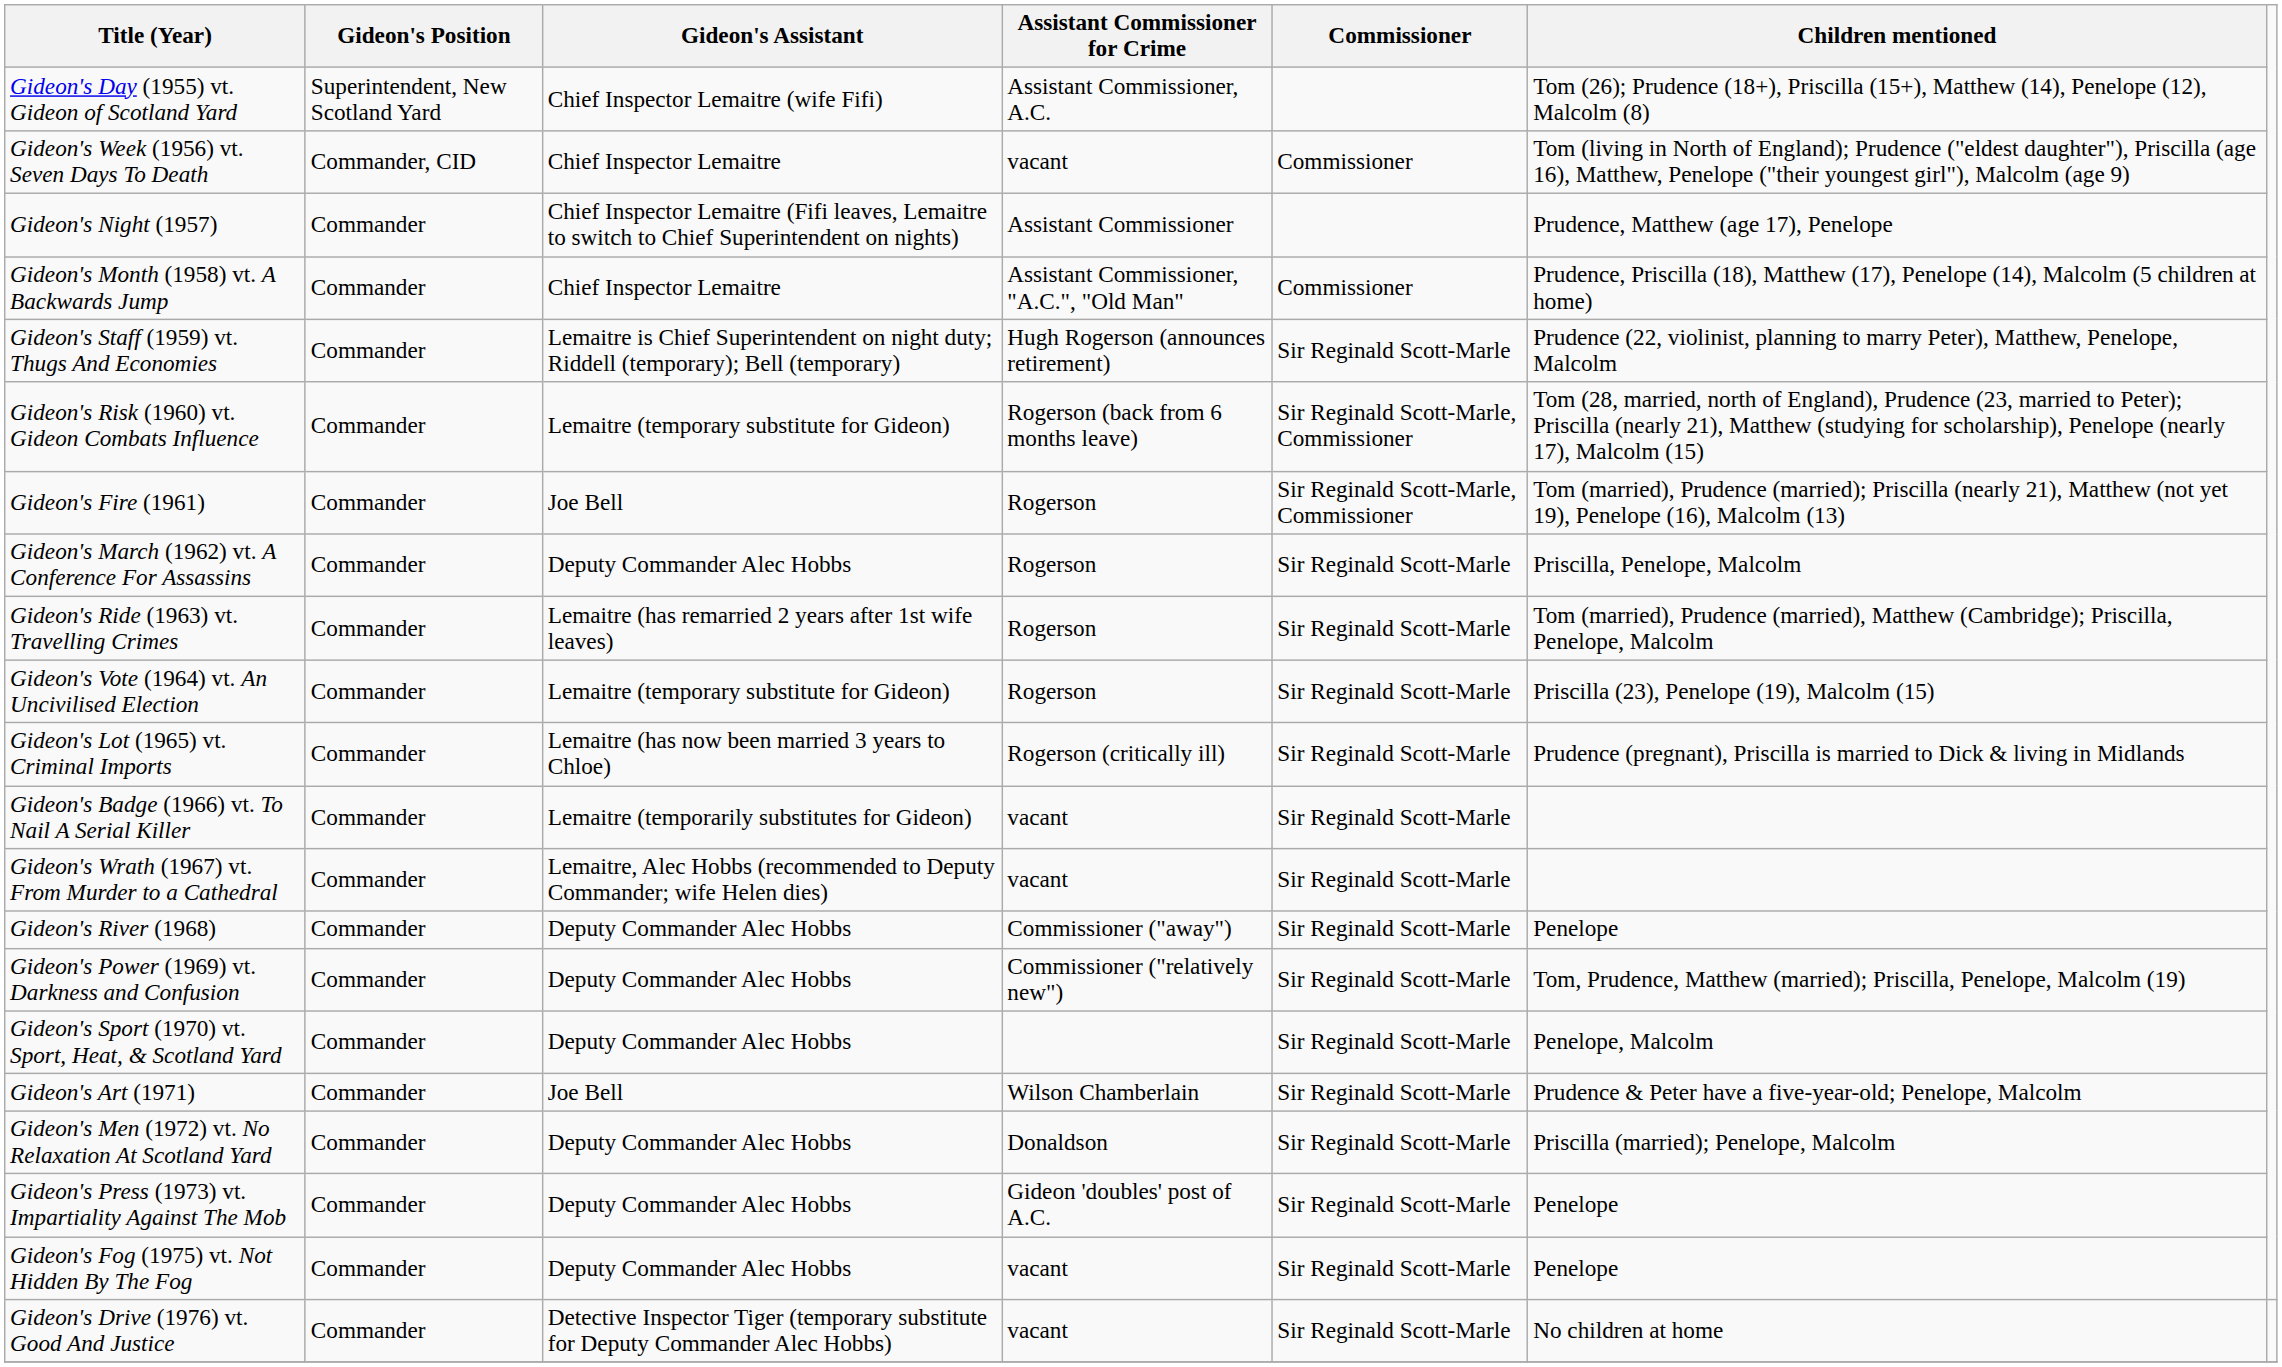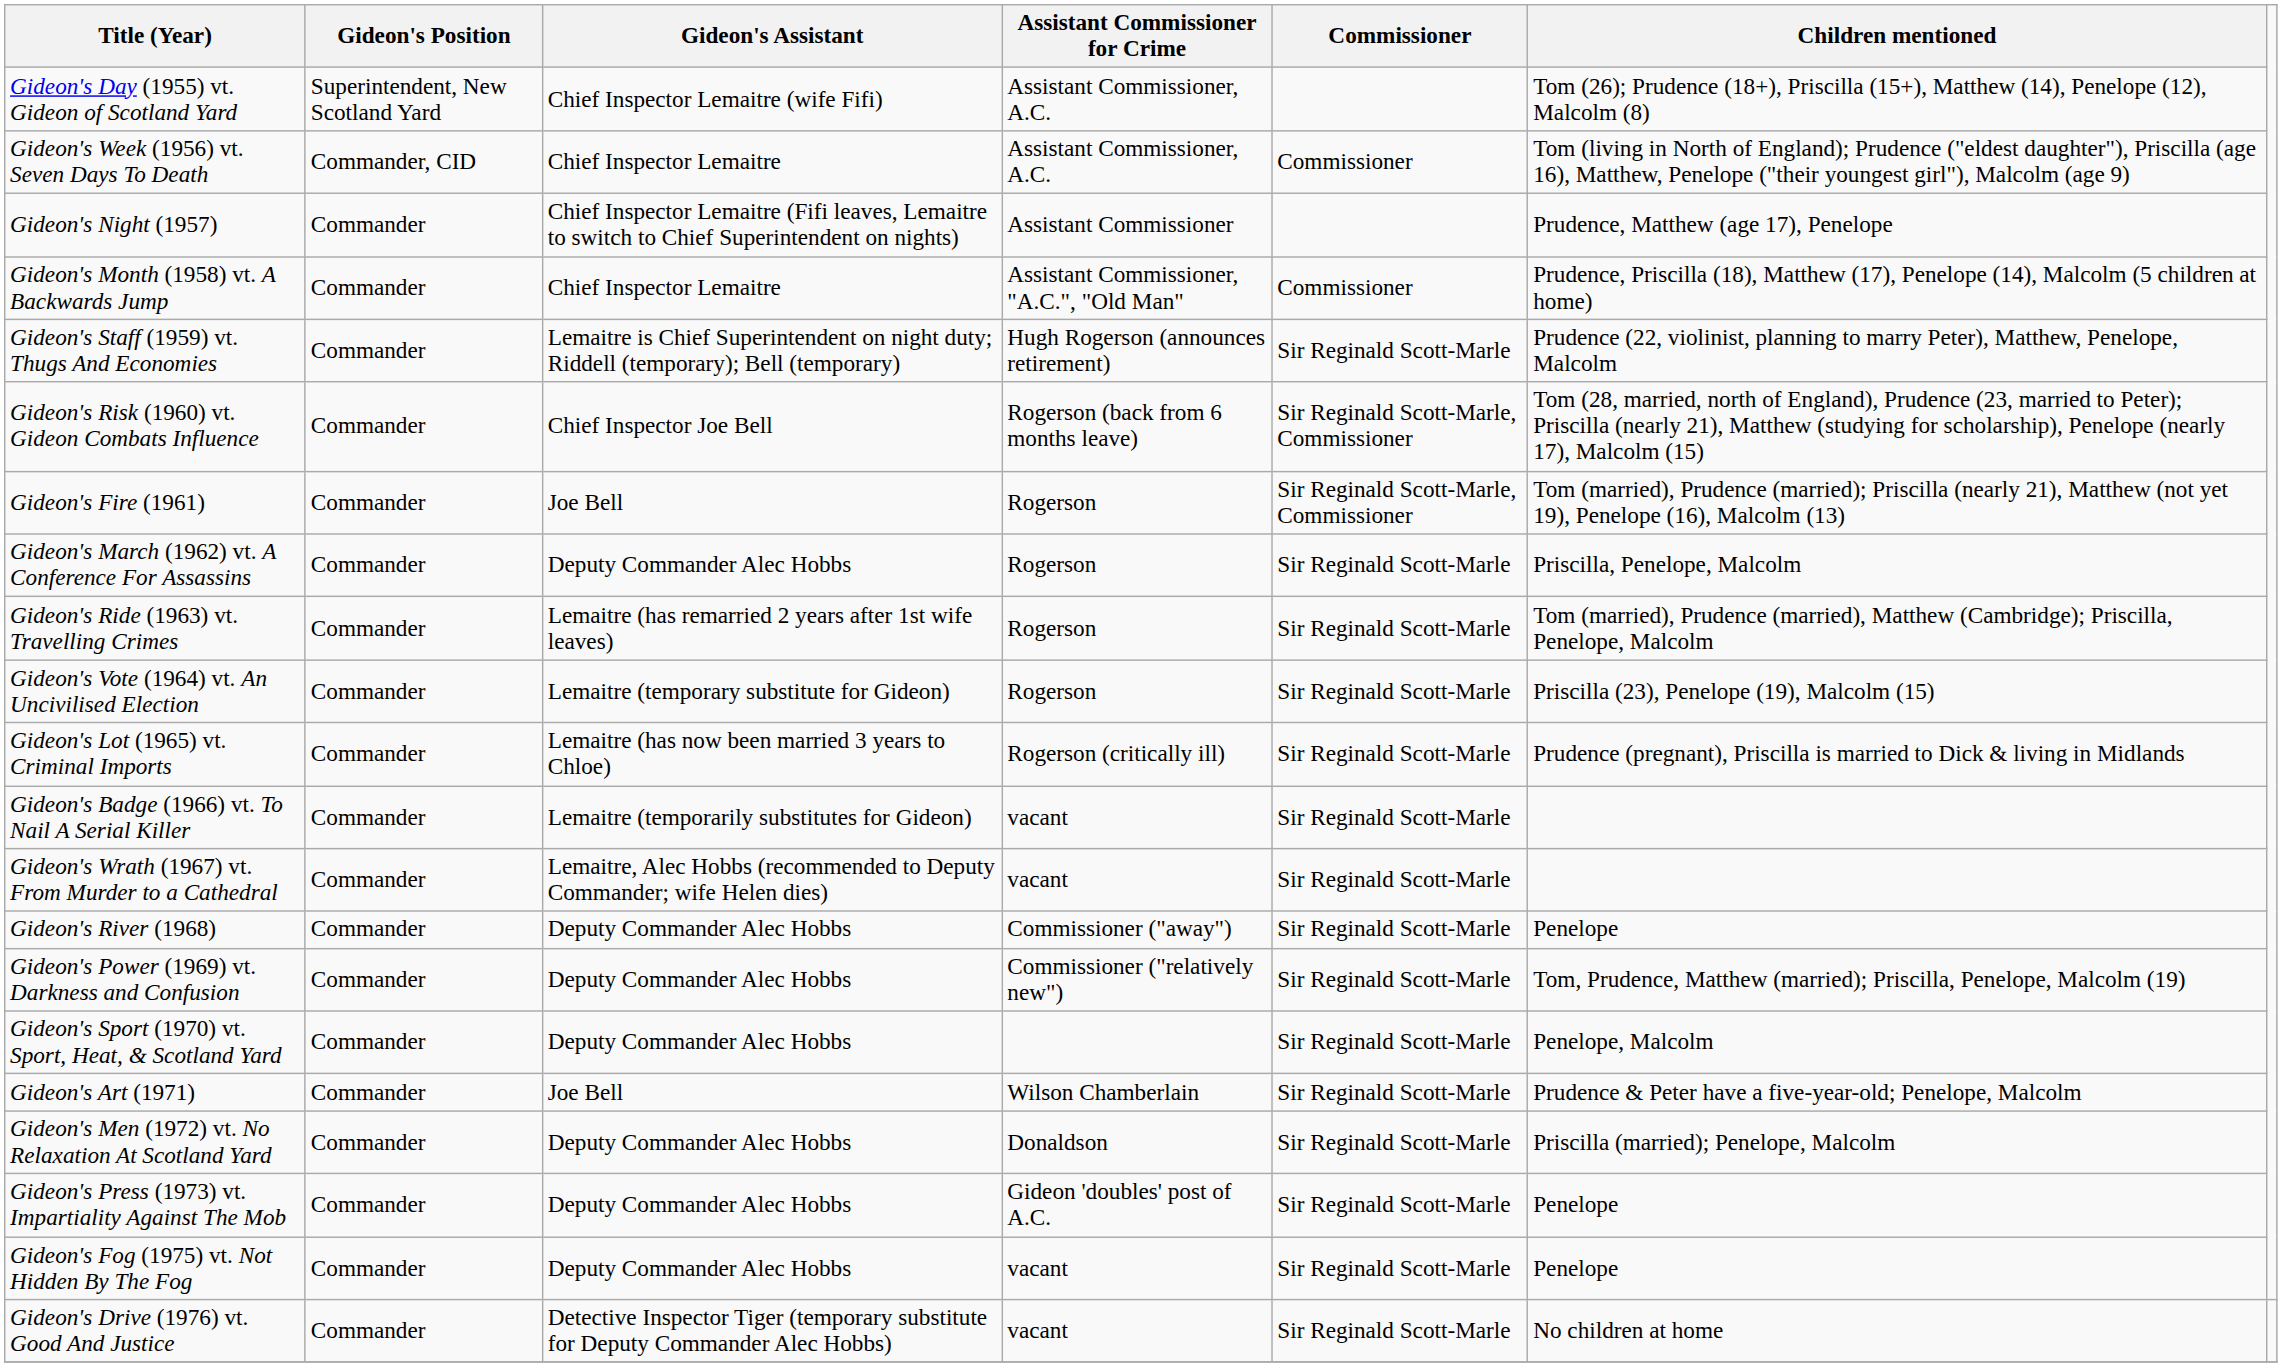(1038, 161) vacant -> (1123, 161) Assistant Commissioner, A.C.
(749, 426) Lemaitre (temporary substitute for Gideon) -> (660, 426) Chief Inspector Joe Bell
